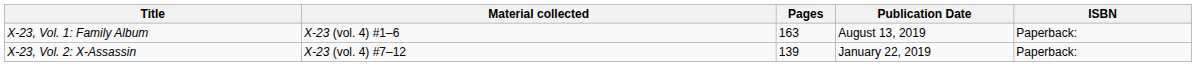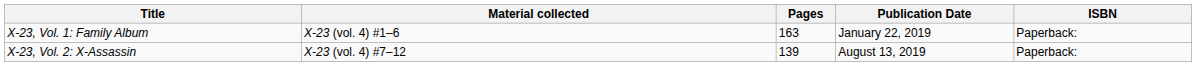(882, 33) August 13, 2019 -> (885, 33) January 22, 2019
(885, 52) January 22, 2019 -> (882, 52) August 13, 2019
